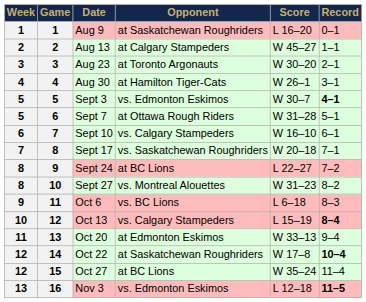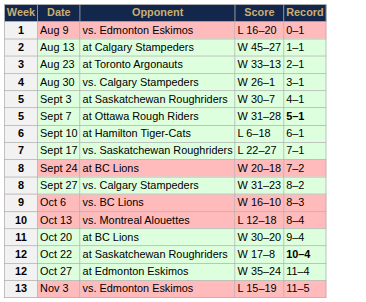- column: (55, 13)
(190, 30) at Saskatchewan Roughriders -> (138, 30) vs. Edmonton Eskimos
(295, 64) W 30–20 -> (259, 64) W 33–13
(172, 82) at Hamilton Tiger-Cats -> (141, 82) vs. Calgary Stampeders
(173, 99) vs. Edmonton Eskimos -> (155, 99) at Saskatchewan Roughriders
(331, 99) bold -> (295, 99) normal
(331, 116) normal -> (295, 116) bold
(176, 133) vs. Calgary Stampeders -> (137, 133) at Hamilton Tiger-Cats
(295, 133) W 16–10 -> (254, 133) L 6–18
(295, 151) W 20–18 -> (257, 151) L 22–27
(292, 168) L 22–27 -> (259, 168) W 20–18
(171, 185) vs. Montreal Alouettes -> (141, 185) vs. Calgary Stampeders
(289, 202) L 6–18 -> (259, 202) W 16–10
(176, 220) vs. Calgary Stampeders -> (136, 220) vs. Montreal Alouettes
(292, 220) L 15–19 -> (257, 220) L 12–18
(331, 220) bold -> (295, 220) normal
(171, 237) at Edmonton Eskimos -> (111, 237) at BC Lions
(295, 237) W 33–13 -> (259, 237) W 30–20
(146, 271) at BC Lions -> (136, 271) at Edmonton Eskimos
(292, 289) L 12–18 -> (257, 289) L 15–19
(333, 289) bold -> (298, 289) normal
